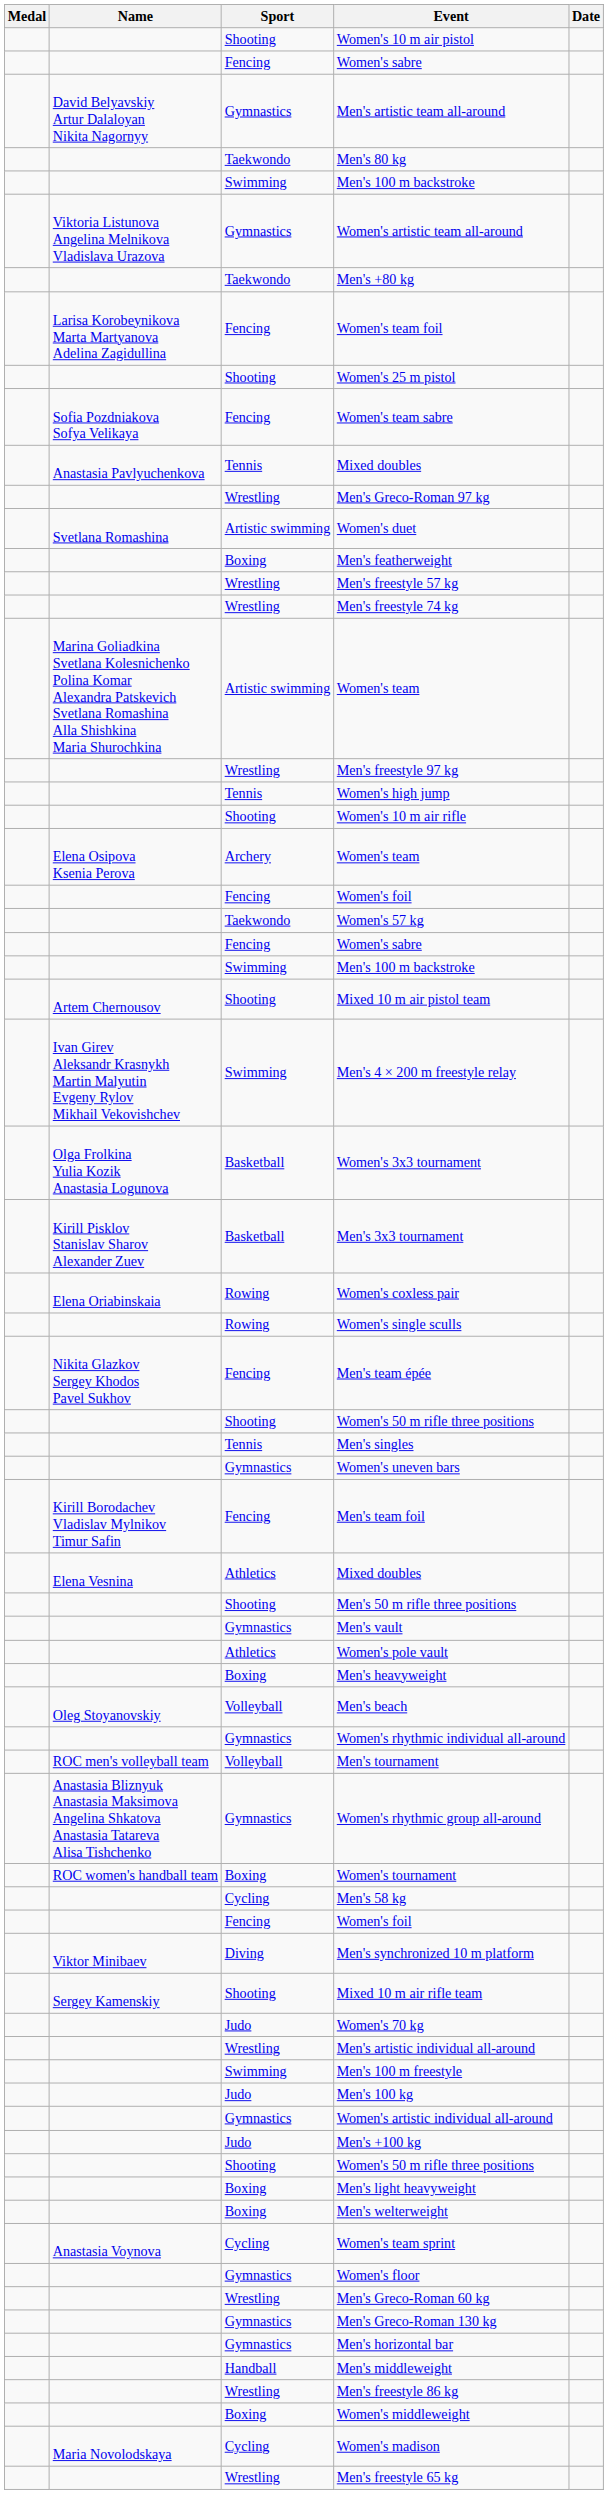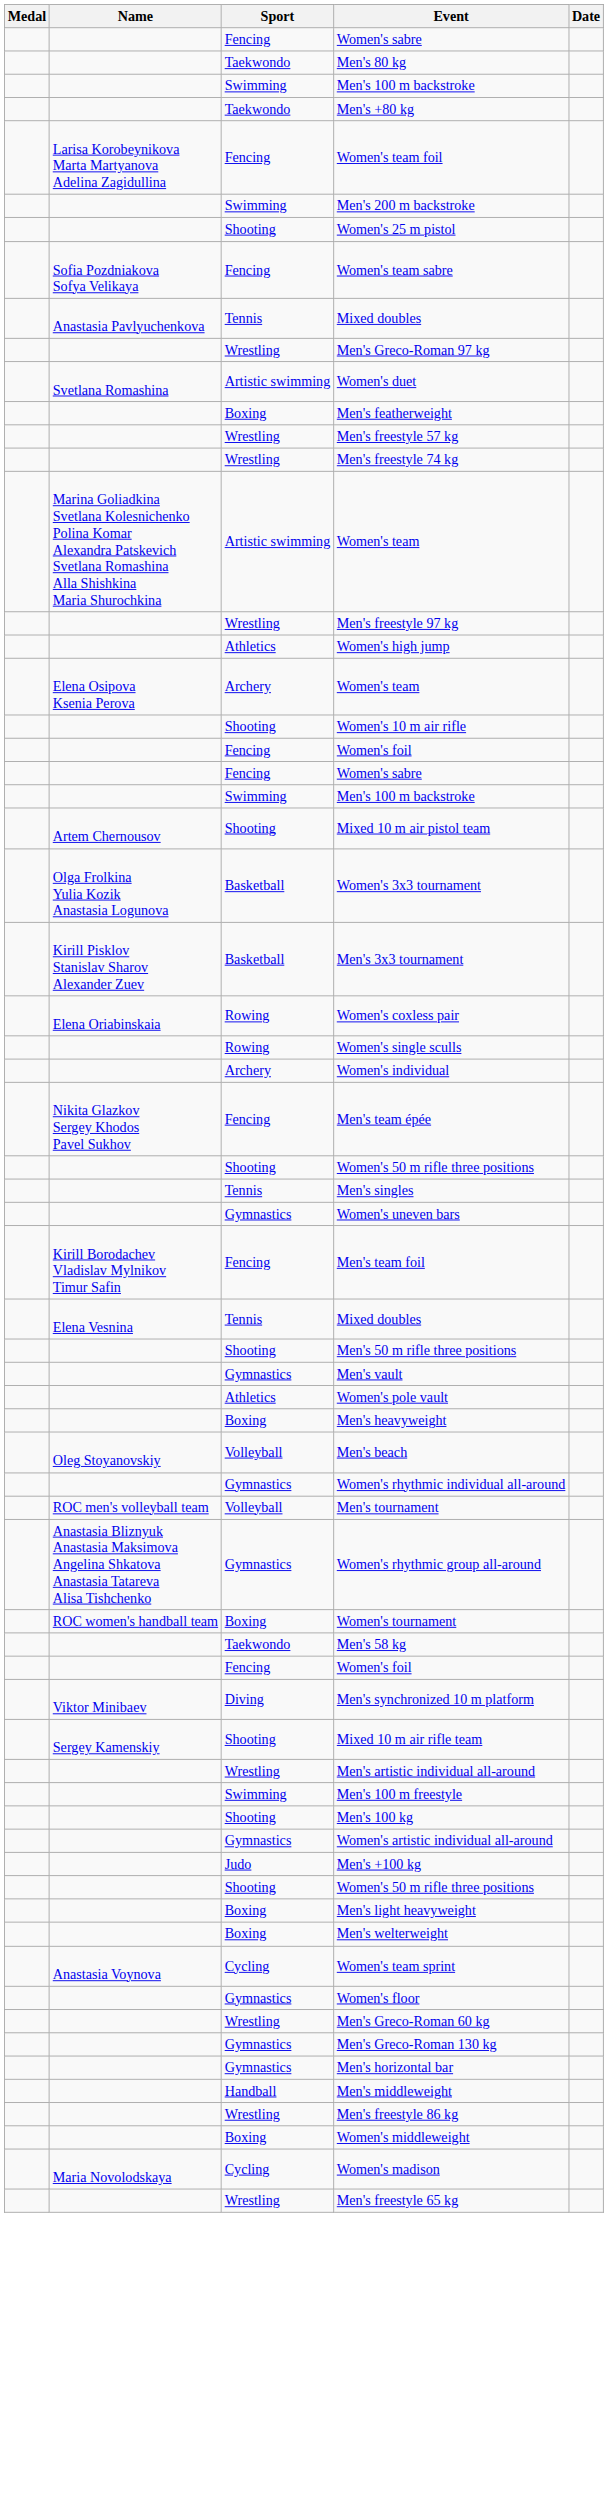- row: (135, 40)
- row: (104, 119)
- row: (111, 239)
+ row: (135, 206)
(243, 793) Tennis -> (250, 646) Athletics
rows swapped: (135, 817) <-> (94, 865)
- row: (135, 921)
- row: (116, 1080)
+ row: (135, 1071)
(250, 1573) Athletics -> (243, 1319) Tennis
(247, 1898) Cycling -> (258, 1644) Taekwondo
- row: (135, 2025)
(238, 2095) Judo -> (250, 1817) Shooting
